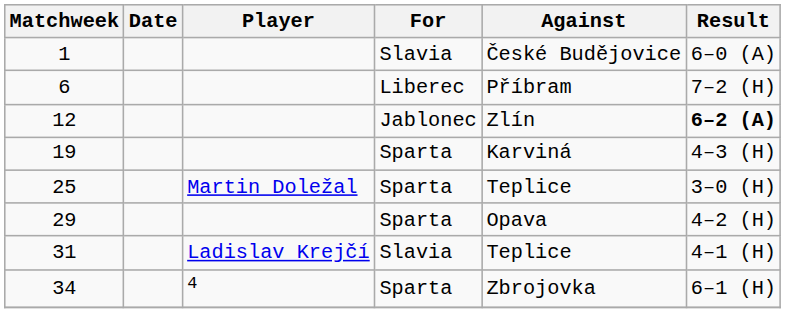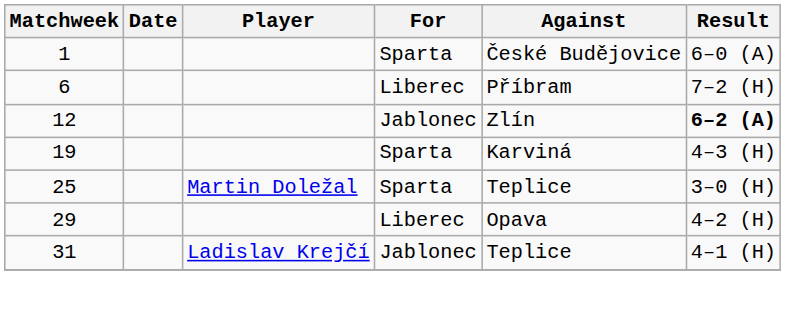(416, 54) Slavia -> (416, 54) Sparta
(416, 220) Sparta -> (422, 220) Liberec
(416, 253) Slavia -> (428, 253) Jablonec
- row: (64, 288)
